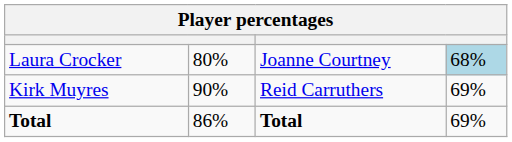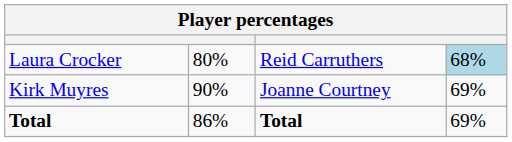(325, 59) Joanne Courtney -> (322, 59) Reid Carruthers
(322, 90) Reid Carruthers -> (325, 90) Joanne Courtney
